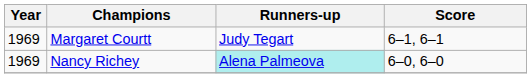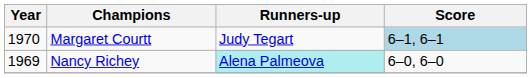(24, 38) 1969 -> (24, 38) 1970
(416, 38) no background -> (416, 38) lightblue background
